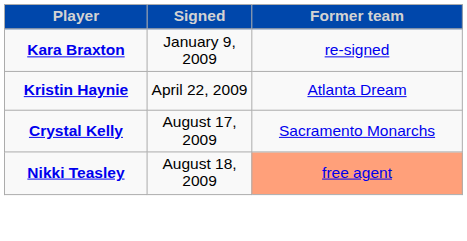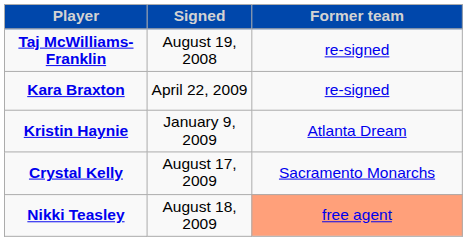+ row: (76, 50)
(200, 50) January 9, 2009 -> (200, 90) April 22, 2009
(200, 90) April 22, 2009 -> (200, 131) January 9, 2009
